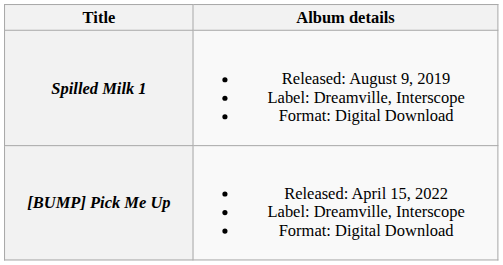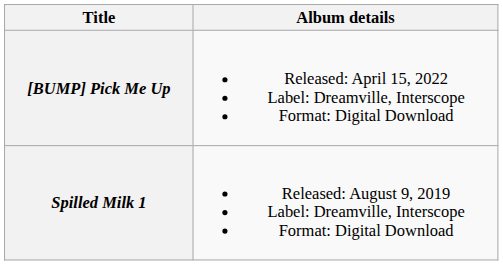rows swapped: (99, 87) <-> (99, 202)
